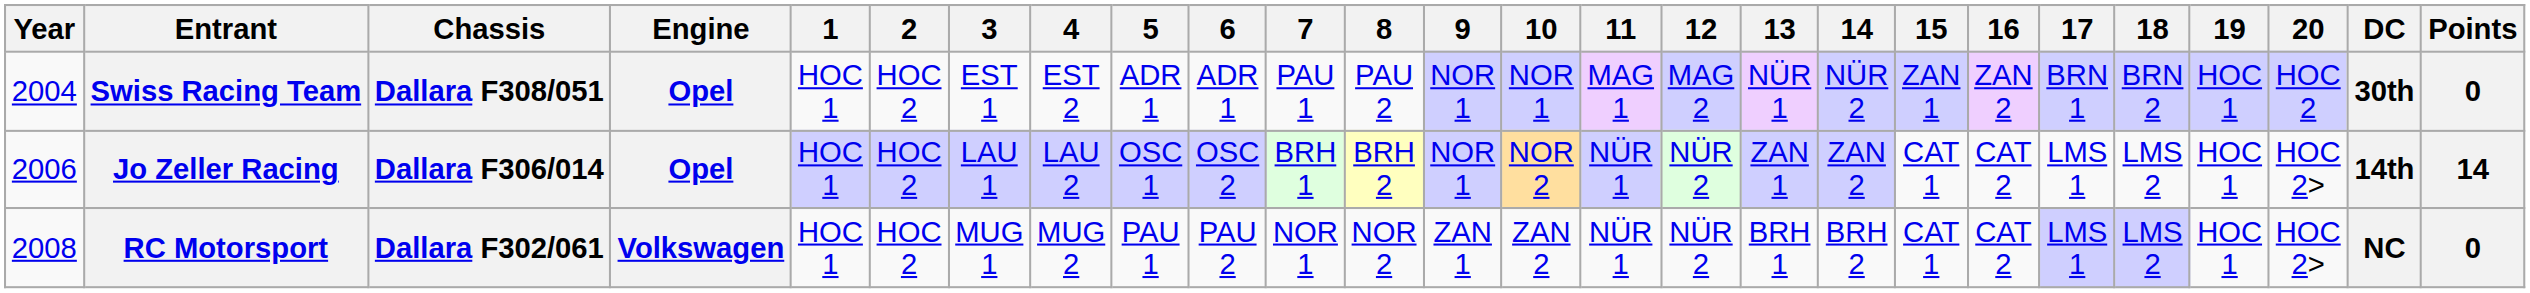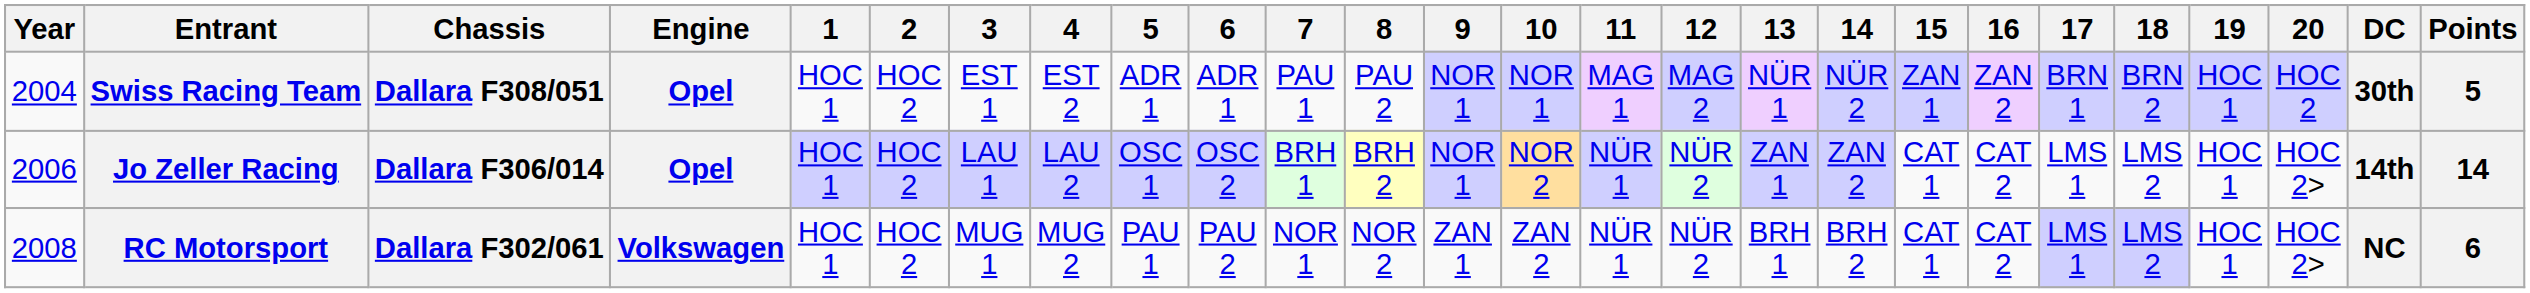(2473, 91) 0 -> (2473, 91) 5
(2473, 248) 0 -> (2473, 248) 6
